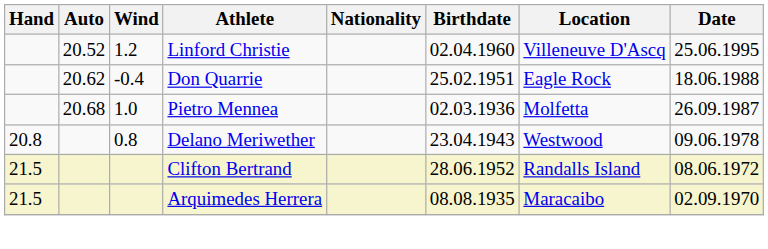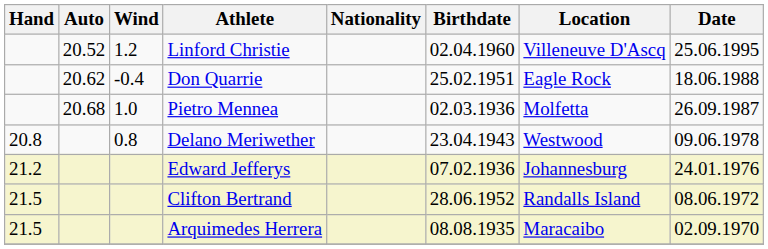+ row: (229, 169)
